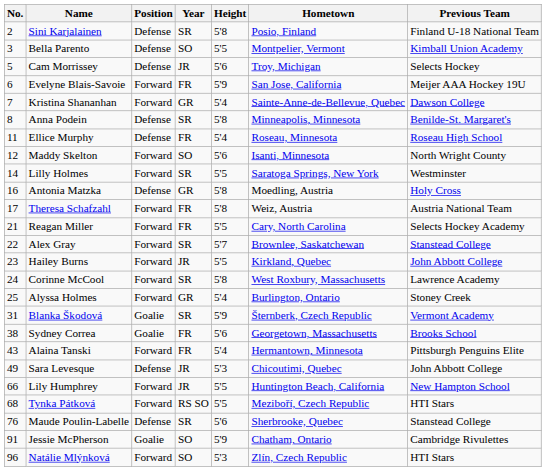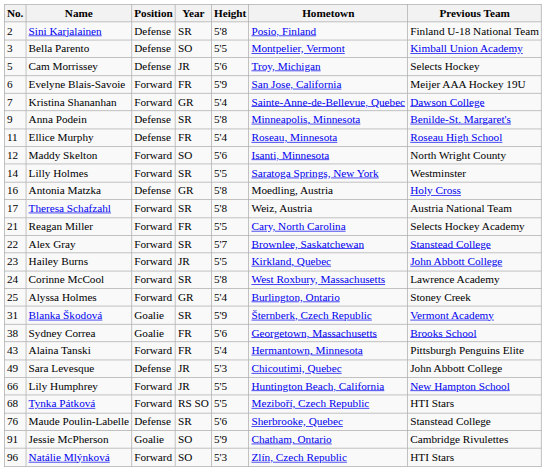(10, 119) 8 -> (10, 119) 9
(185, 208) FR -> (185, 208) SR
